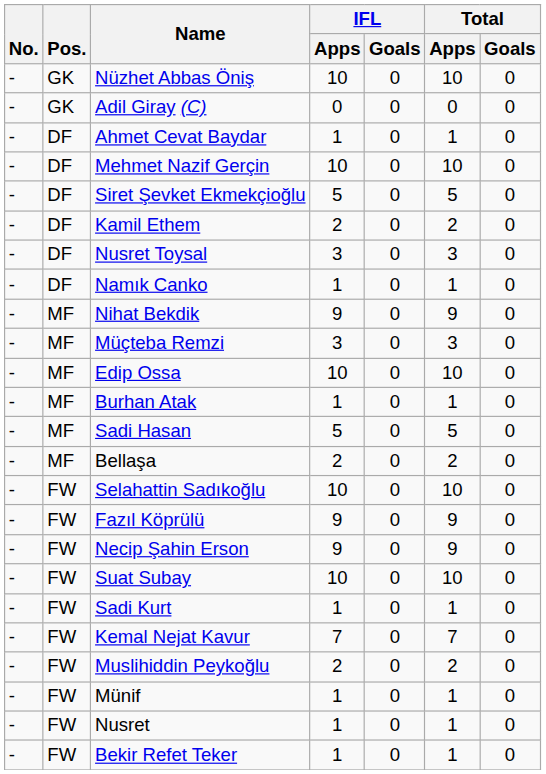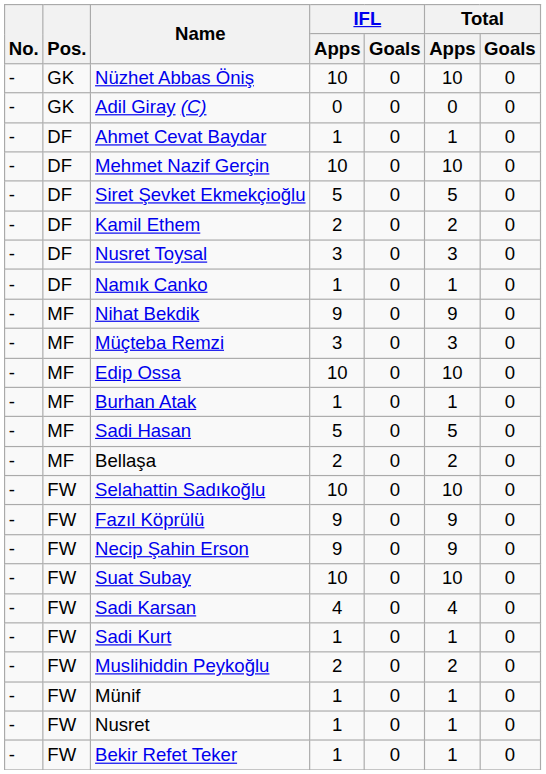+ row: (146, 607)
- row: (172, 637)
